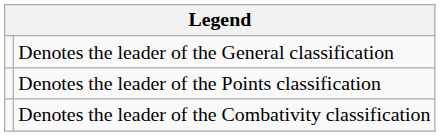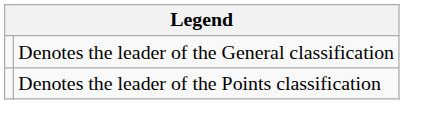- row: (224, 114)
